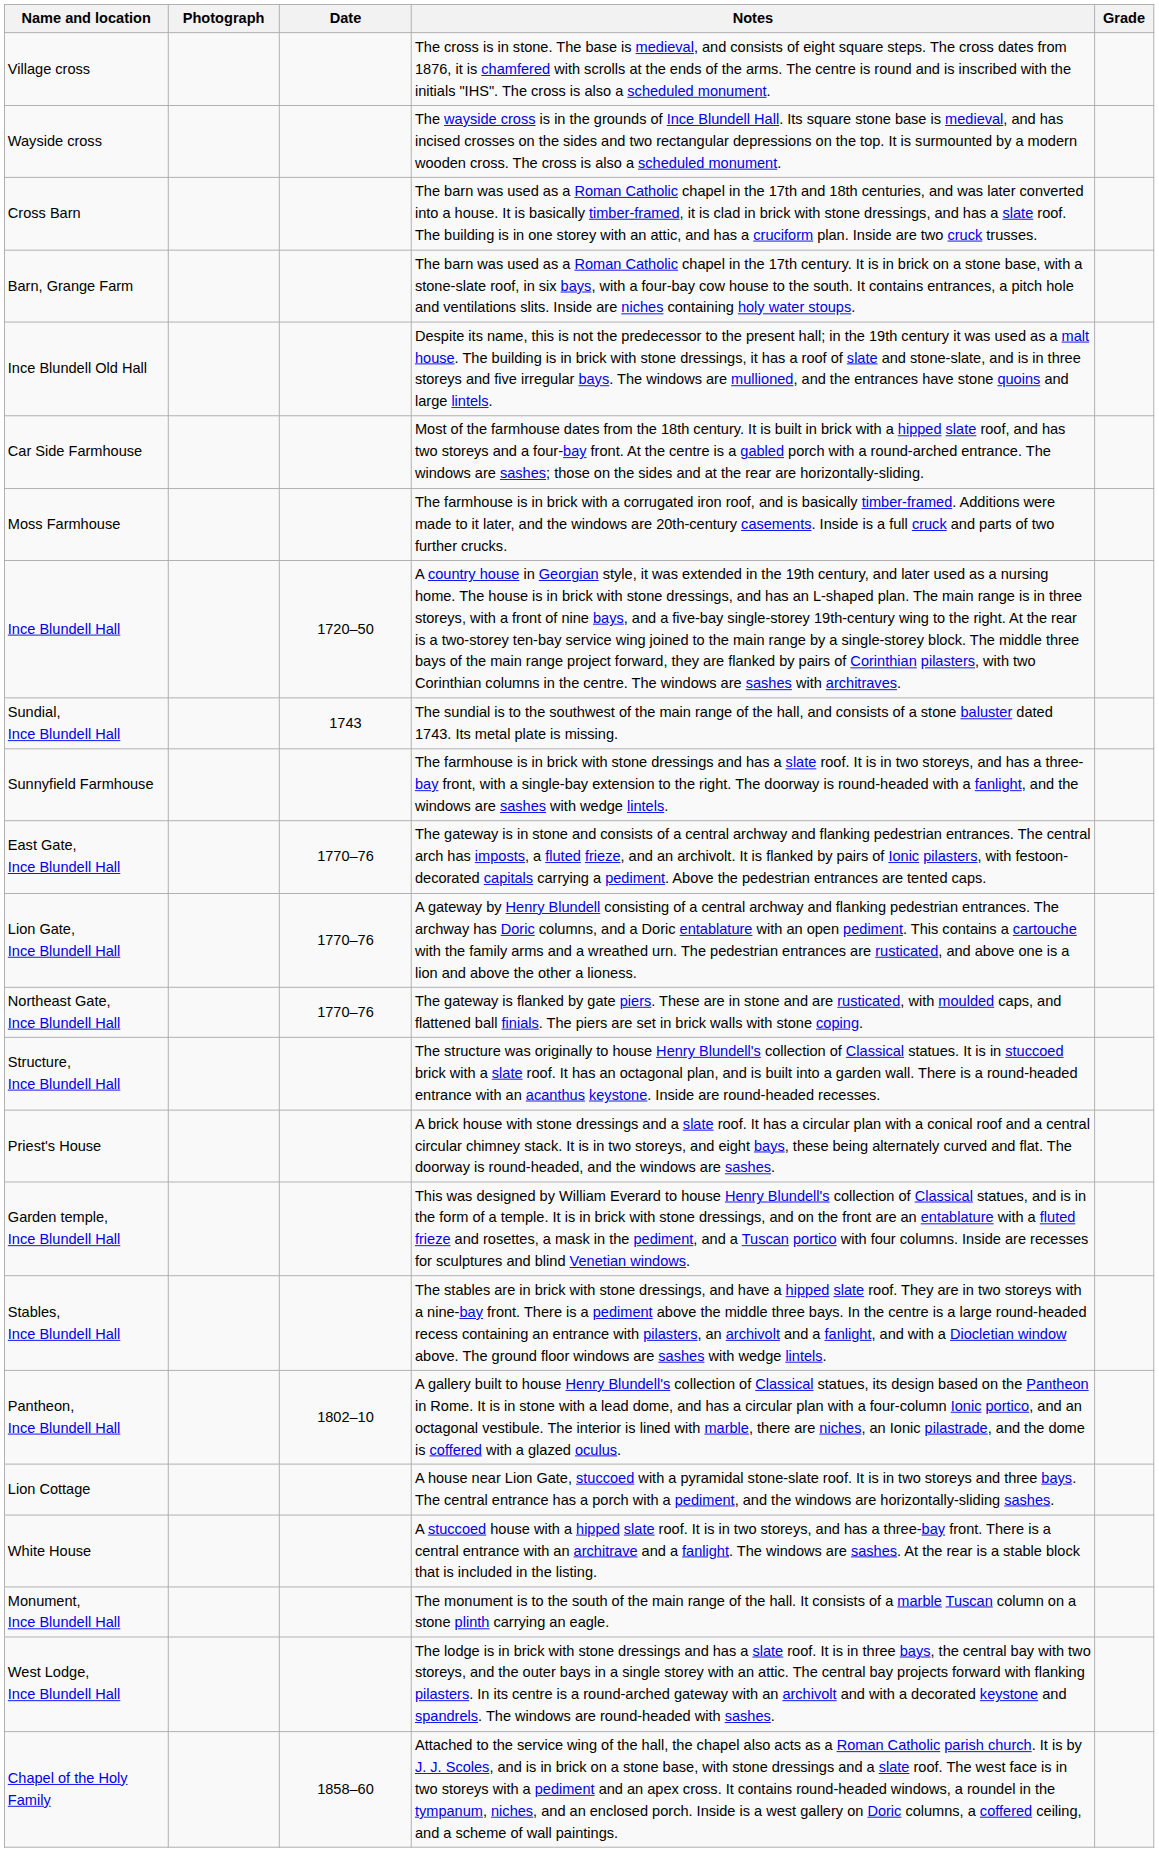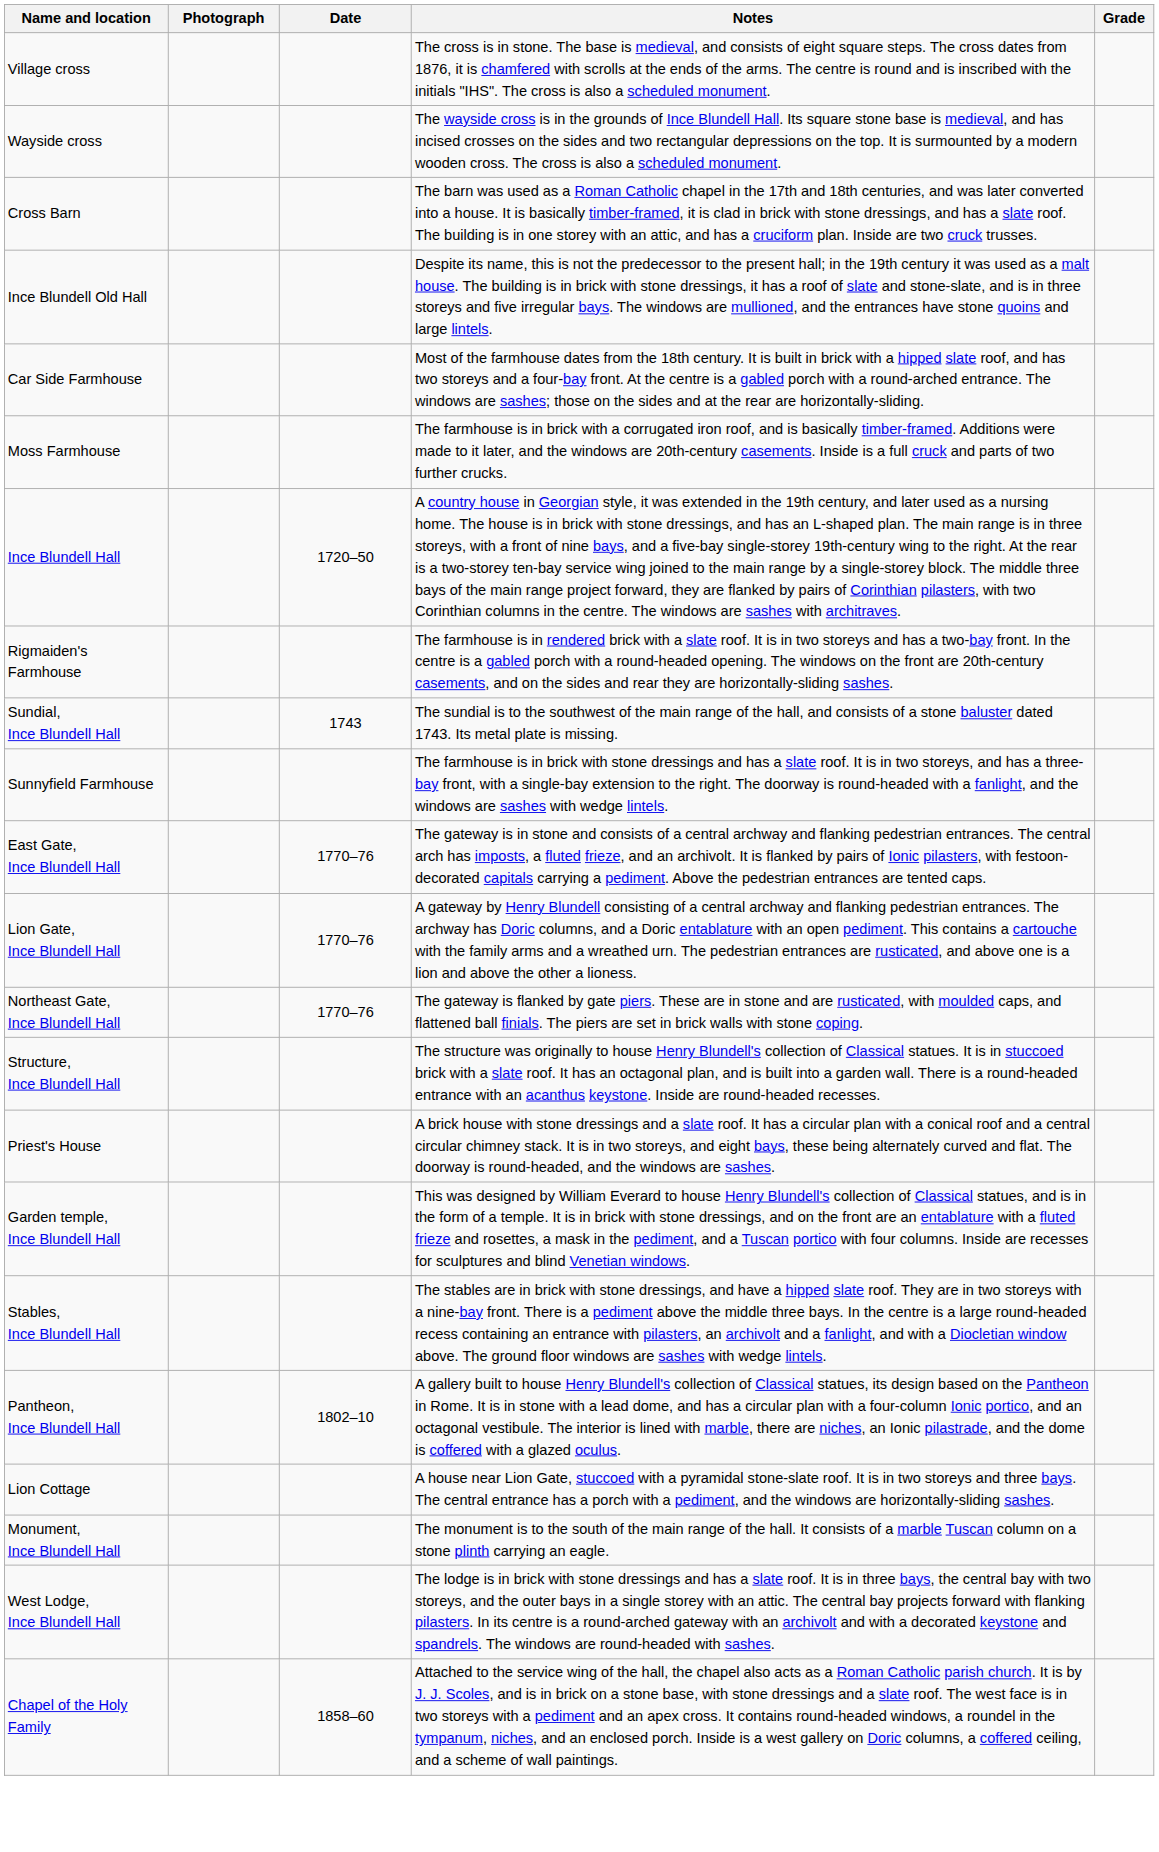- row: (71, 285)
+ row: (48, 662)
- row: (49, 1550)
